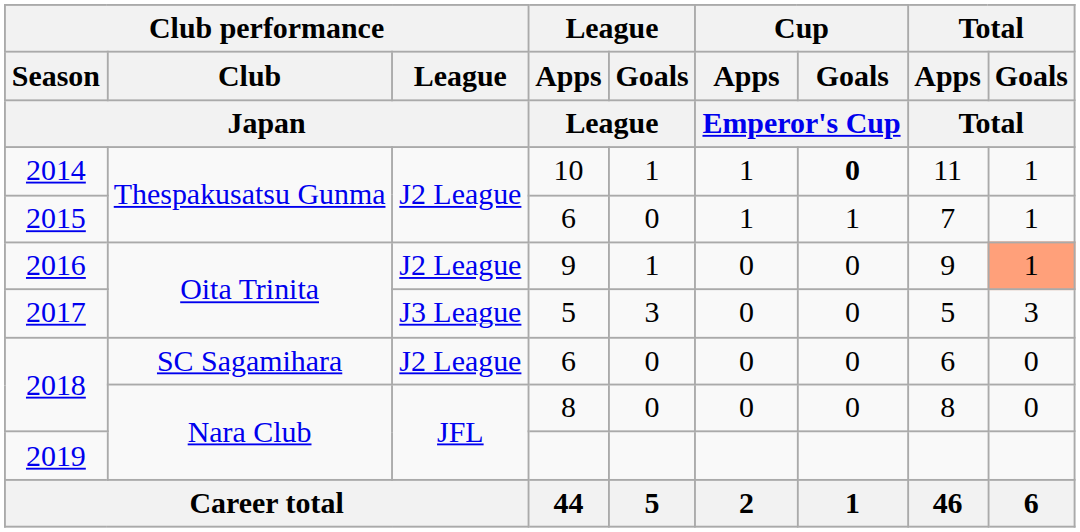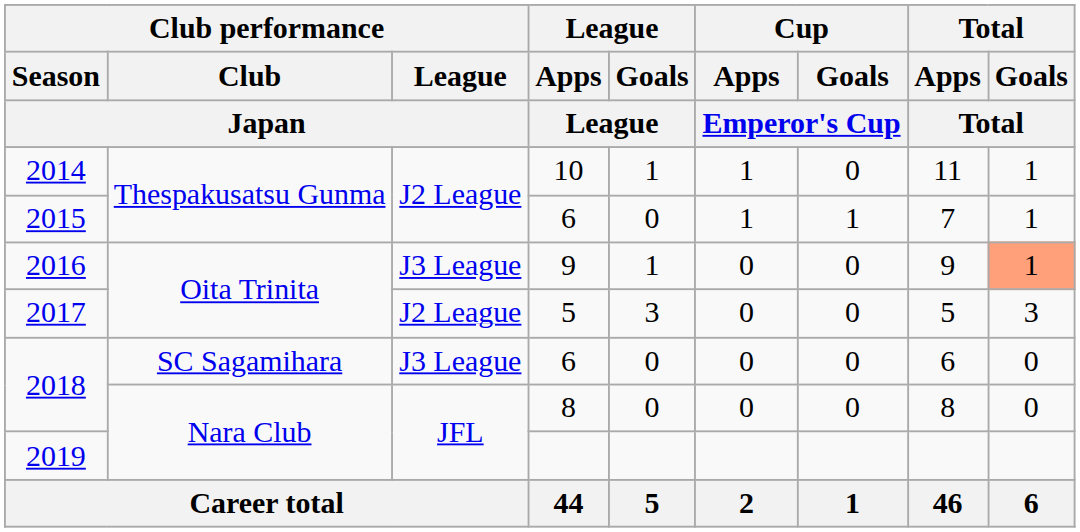(852, 170) bold -> (852, 170) normal
(460, 265) J2 League -> (460, 265) J3 League
(460, 312) J3 League -> (460, 312) J2 League
(460, 360) J2 League -> (460, 360) J3 League
